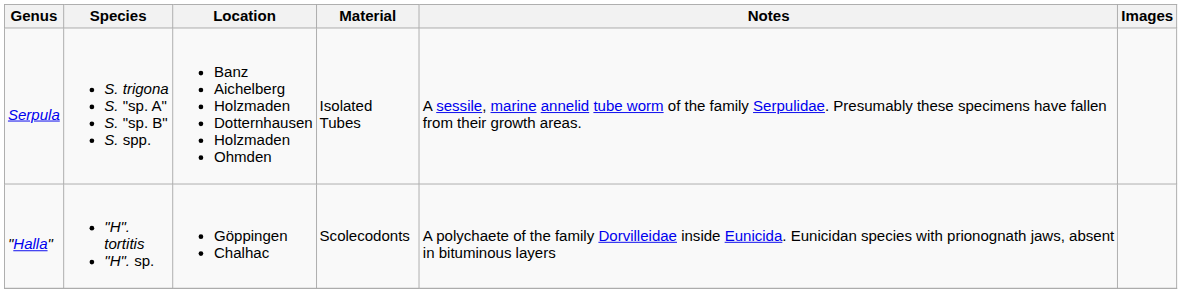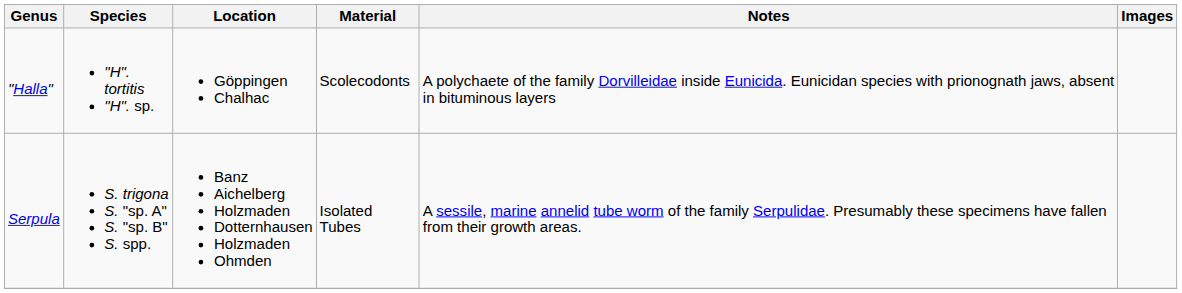rows swapped: (34, 114) <-> (30, 244)
